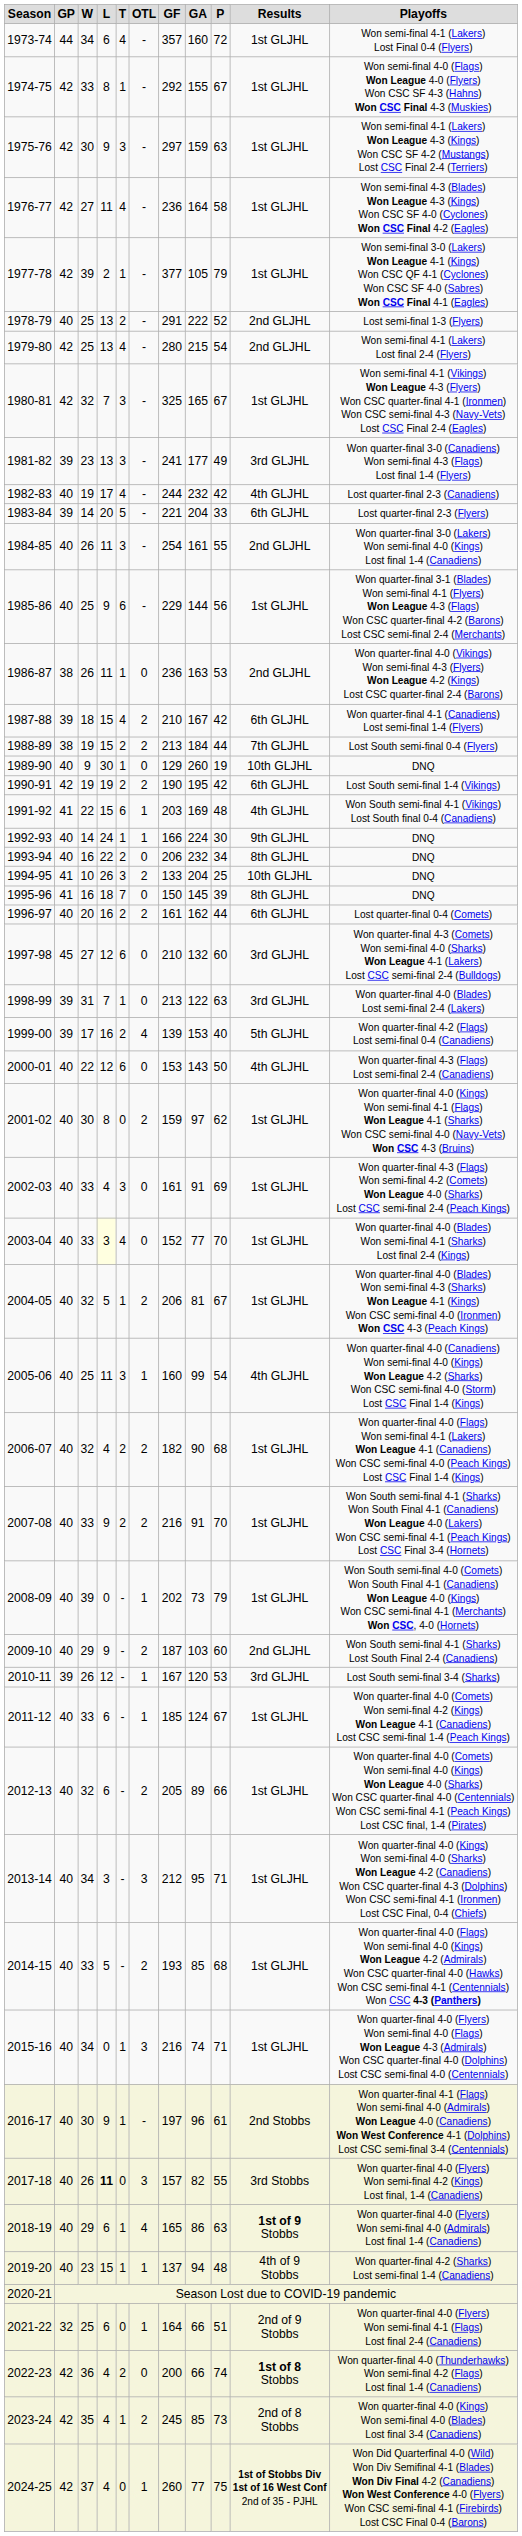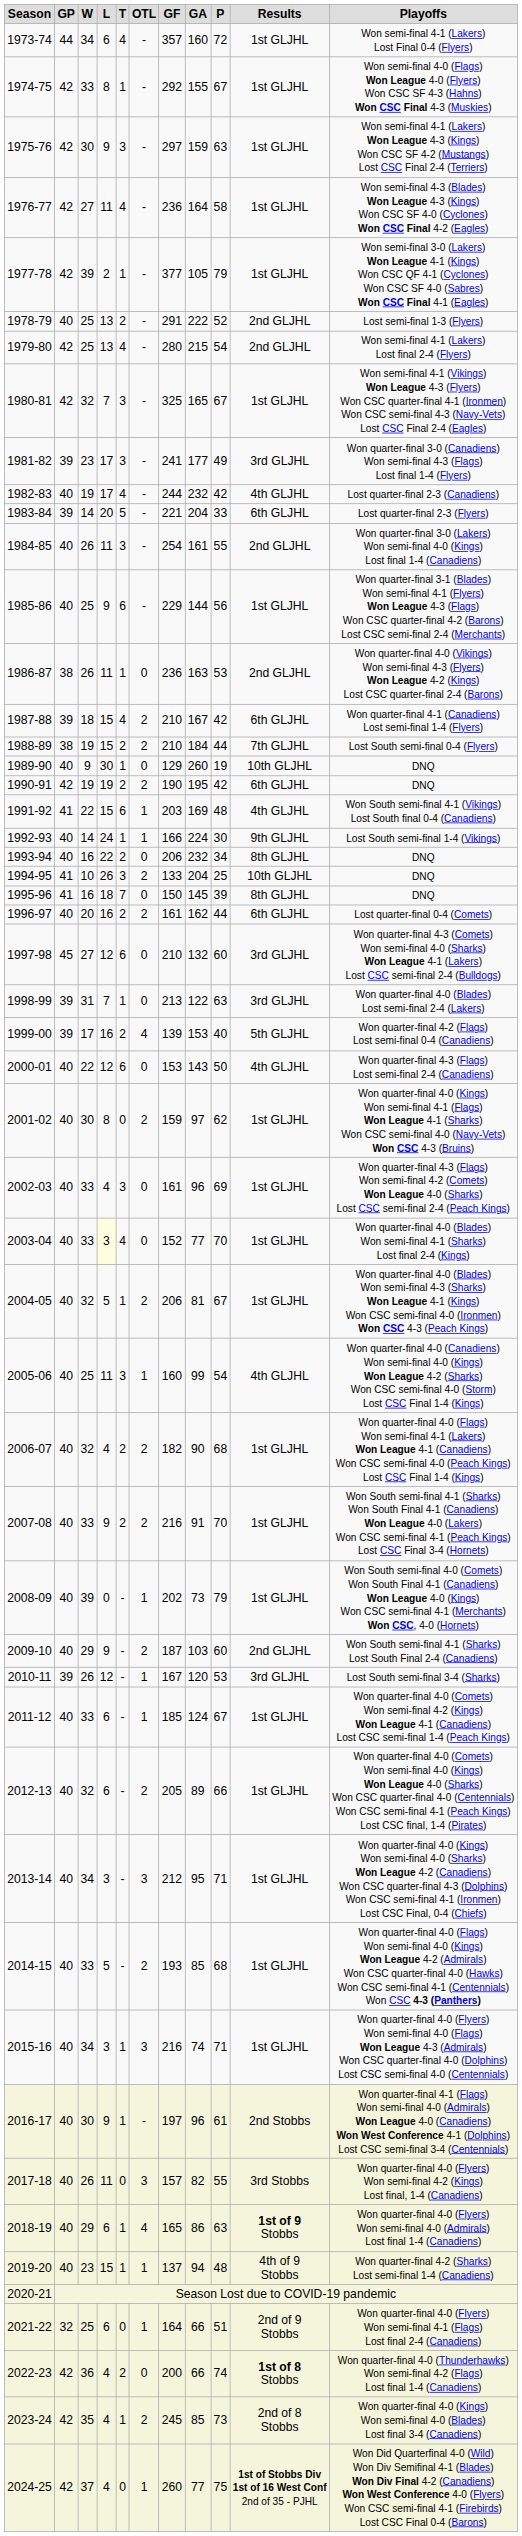(106, 461) 13 -> (106, 461) 17
(172, 746) 213 -> (172, 746) 210
(423, 786) Lost South semi-final 1-4 (Vikings) -> (423, 786) DNQ
(423, 838) DNQ -> (423, 838) Lost South semi-final 1-4 (Vikings)
(198, 1187) 91 -> (198, 1187) 96
(106, 2047) 0 -> (106, 2047) 3
(106, 2181) bold -> (106, 2181) normal
